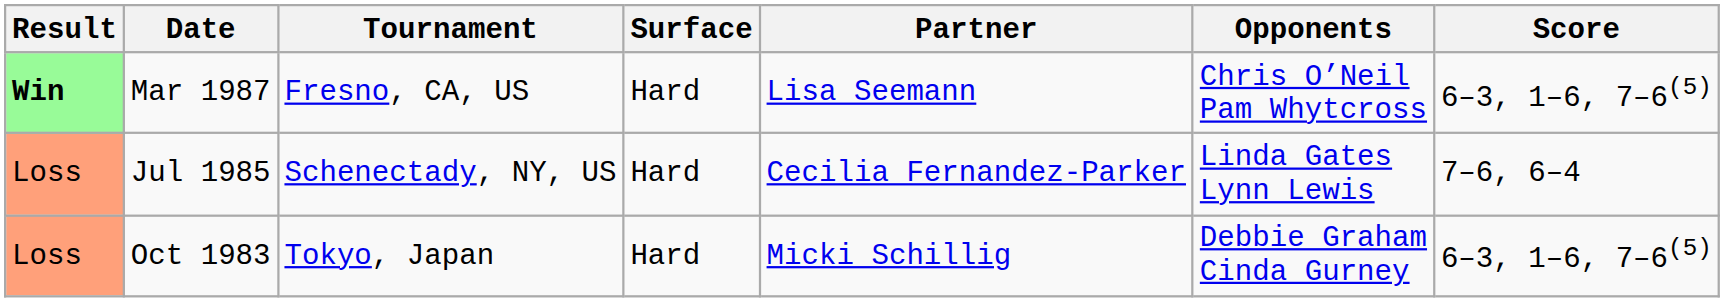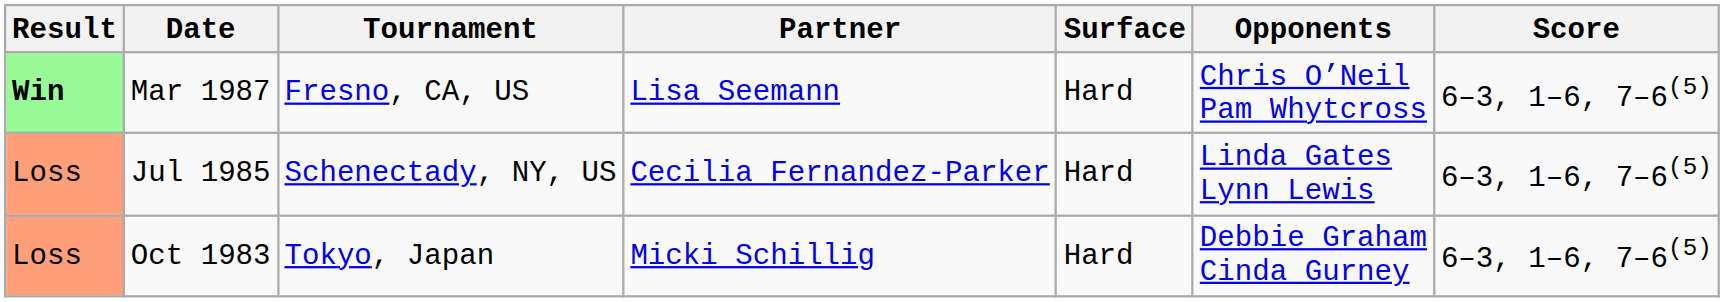columns swapped: (692, 29) <-> (976, 29)
(1511, 174) 7–6, 6–4 -> (1576, 174) 6–3, 1–6, 7–6(5)
